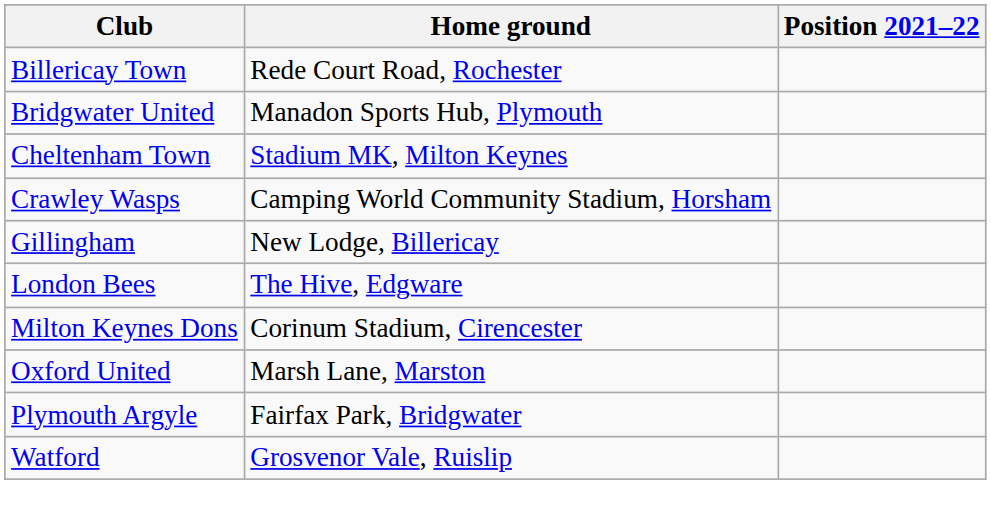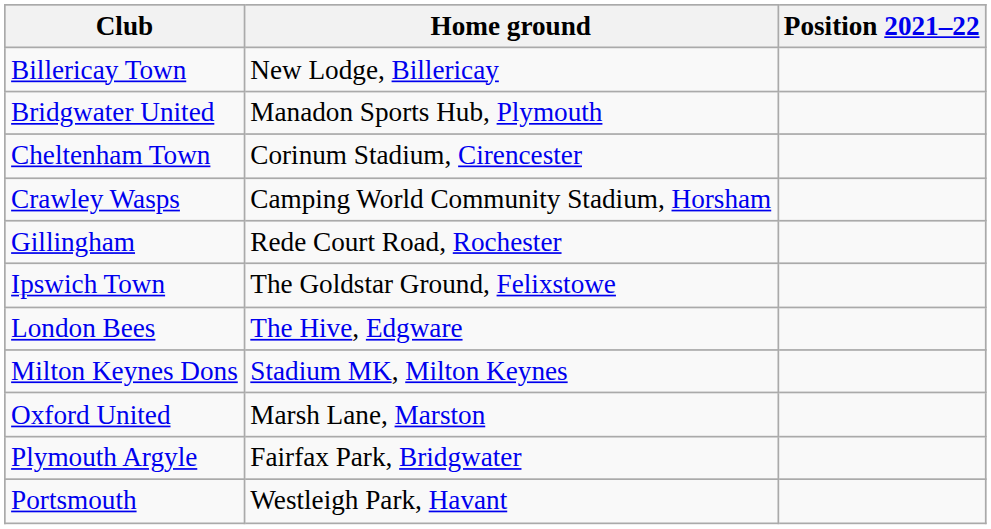(406, 69) Rede Court Road, Rochester -> (375, 69) New Lodge, Billericay
(409, 155) Stadium MK, Milton Keynes -> (416, 155) Corinum Stadium, Cirencester
(375, 241) New Lodge, Billericay -> (406, 241) Rede Court Road, Rochester
+ row: (88, 284)
(416, 328) Corinum Stadium, Cirencester -> (409, 371) Stadium MK, Milton Keynes
+ row: (74, 500)
- row: (55, 457)
